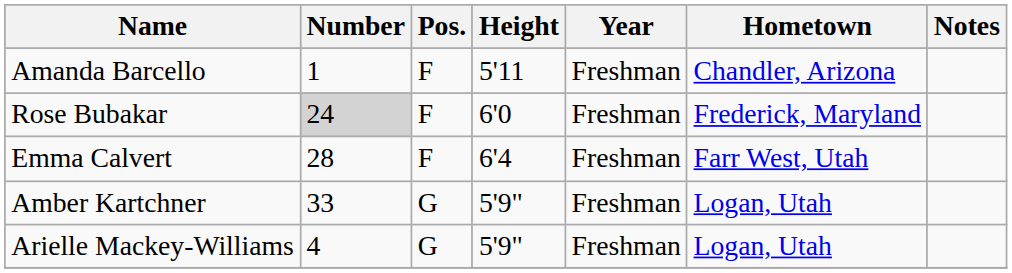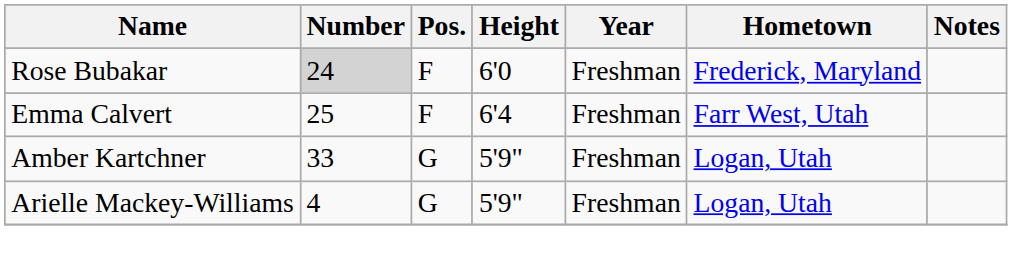- row: (108, 70)
(320, 158) 28 -> (320, 114) 25
